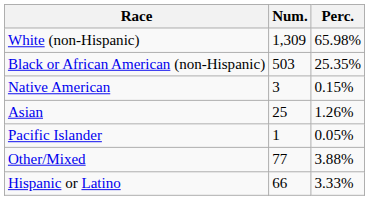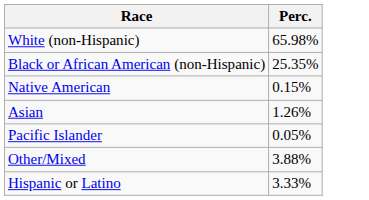- column: (290, 16)
